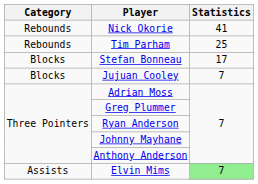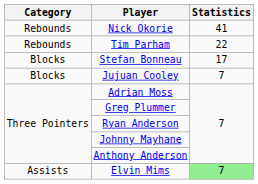(221, 44) 25 -> (221, 44) 22
